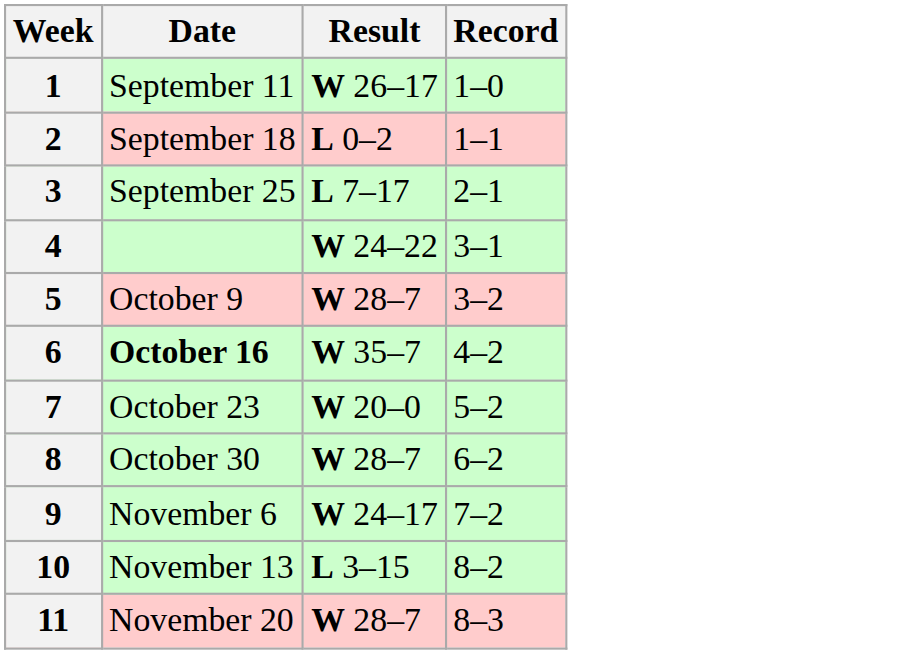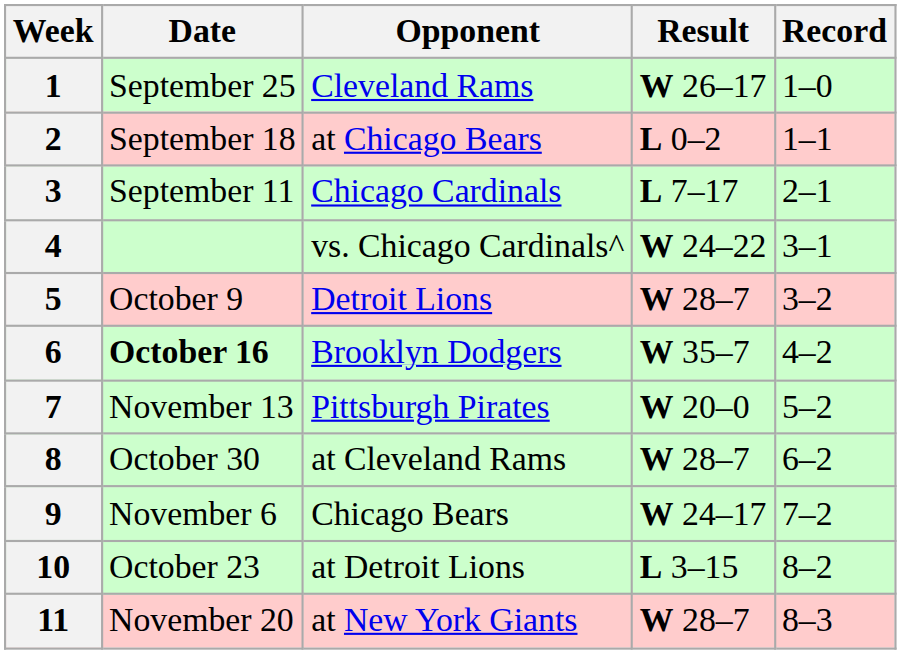+ column: (468, 31)
(202, 84) September 11 -> (202, 84) September 25
(202, 191) September 25 -> (202, 191) September 11
(185, 406) October 23 -> (201, 406) November 13
(201, 566) November 13 -> (185, 566) October 23
